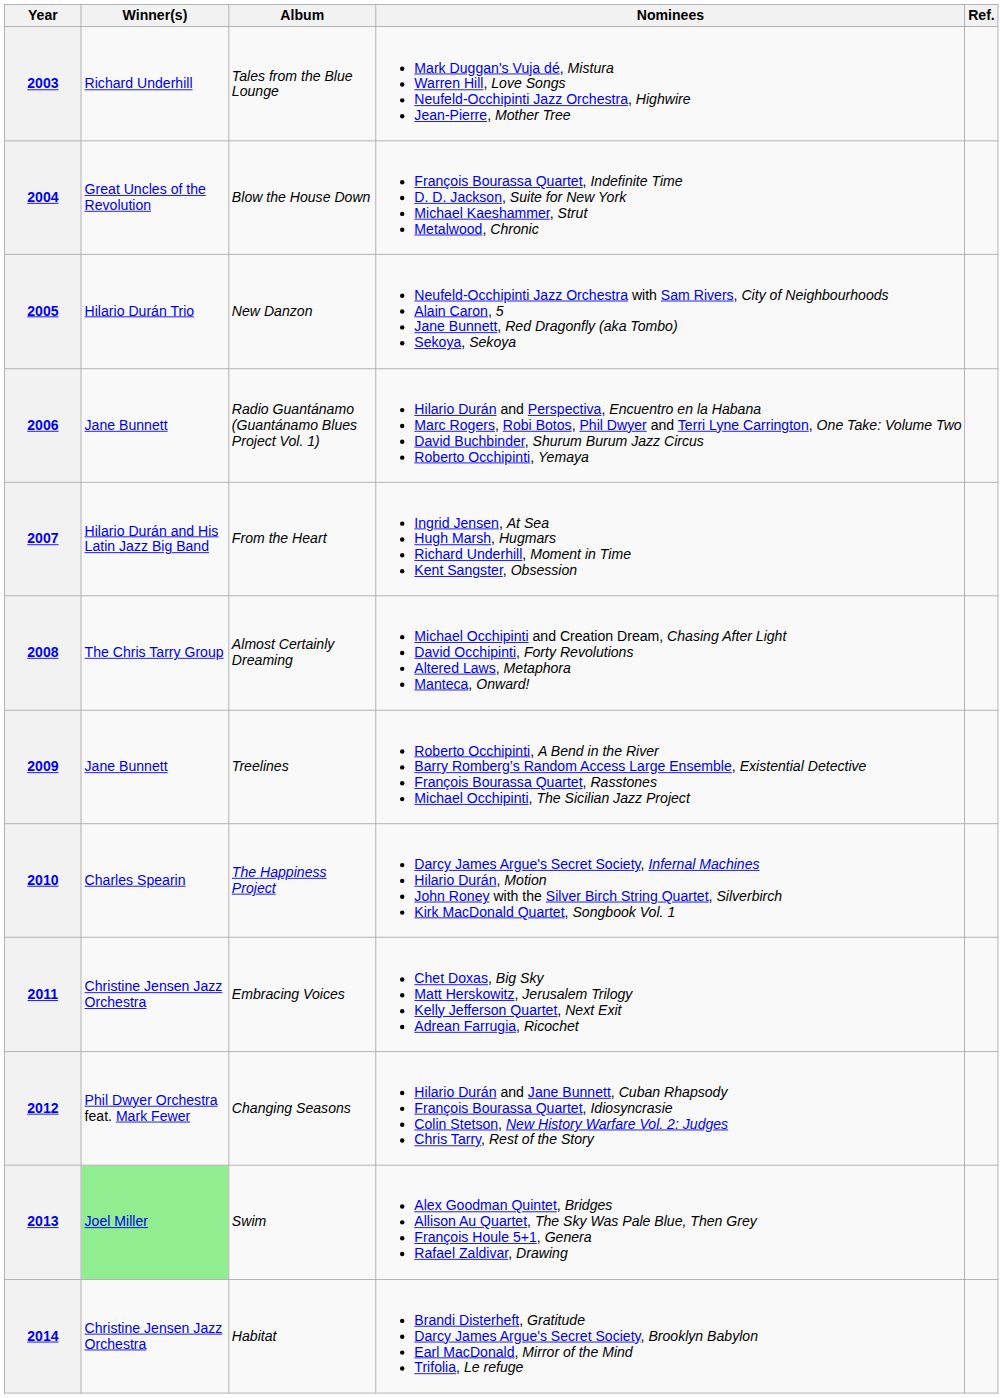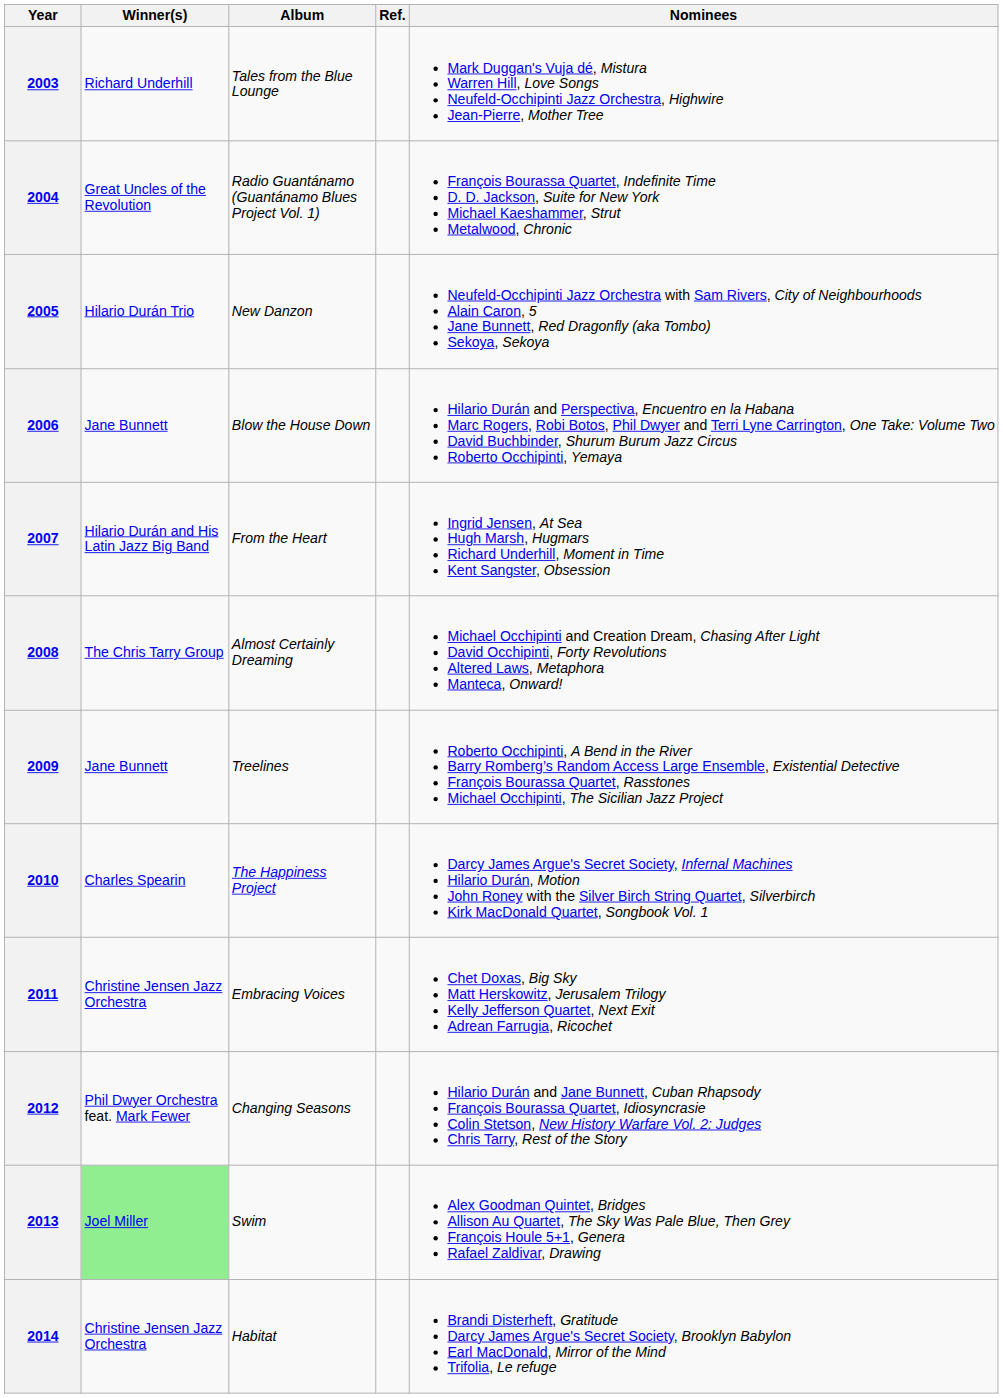columns swapped: (670, 15) <-> (981, 15)
(301, 197) Blow the House Down -> (294, 197) Radio Guantánamo (Guantánamo Blues Project Vol. 1)
(294, 425) Radio Guantánamo (Guantánamo Blues Project Vol. 1) -> (301, 425) Blow the House Down
